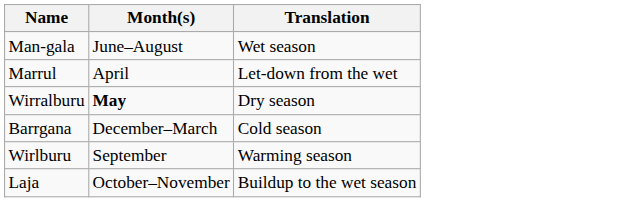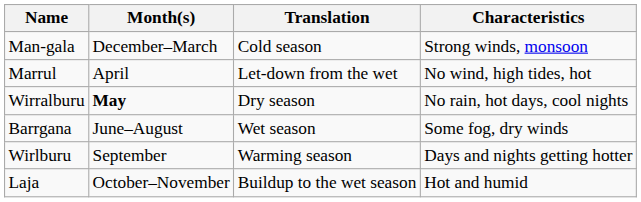+ column: (528, 18)
(138, 45) June–August -> (155, 45) December–March
(277, 45) Wet season -> (280, 45) Cold season
(155, 127) December–March -> (138, 127) June–August
(280, 127) Cold season -> (277, 127) Wet season
